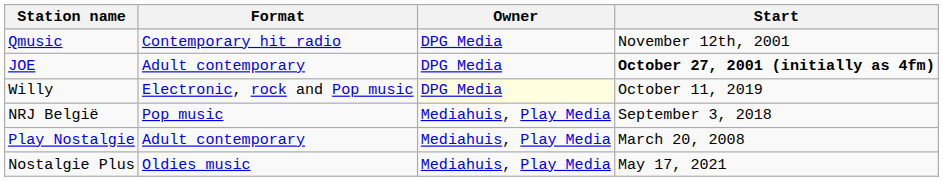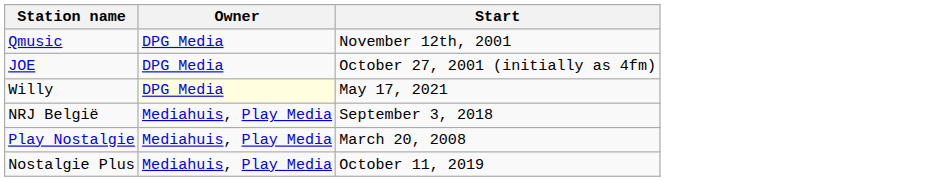- column: (278, 17)
(776, 66) bold -> (498, 66) normal
(690, 91) October 11, 2019 -> (394, 91) May 17, 2021
(672, 164) May 17, 2021 -> (412, 164) October 11, 2019
